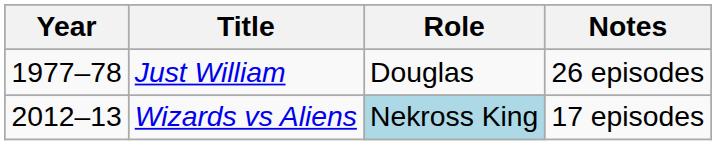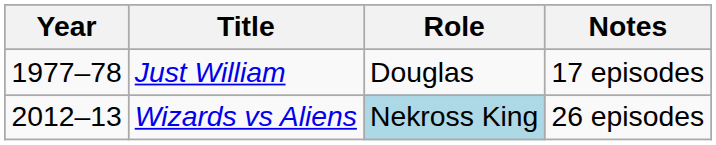(628, 71) 26 episodes -> (628, 71) 17 episodes
(628, 116) 17 episodes -> (628, 116) 26 episodes
